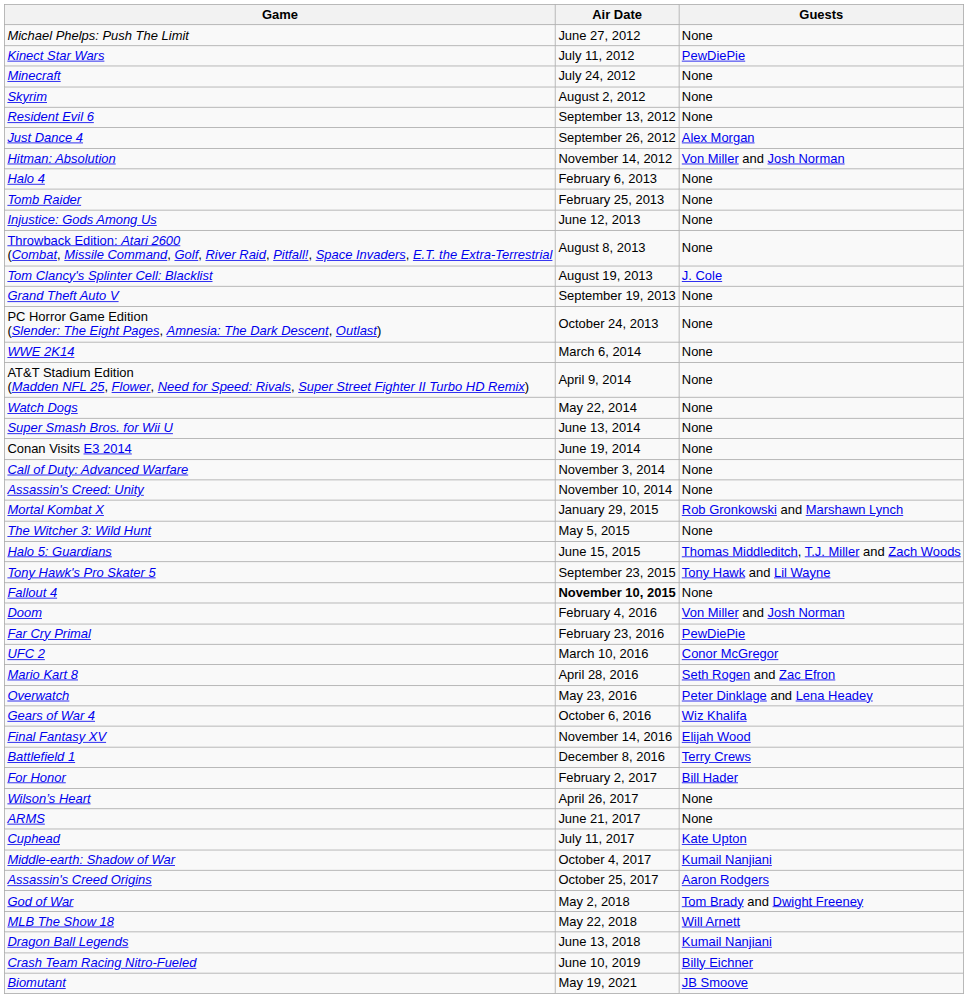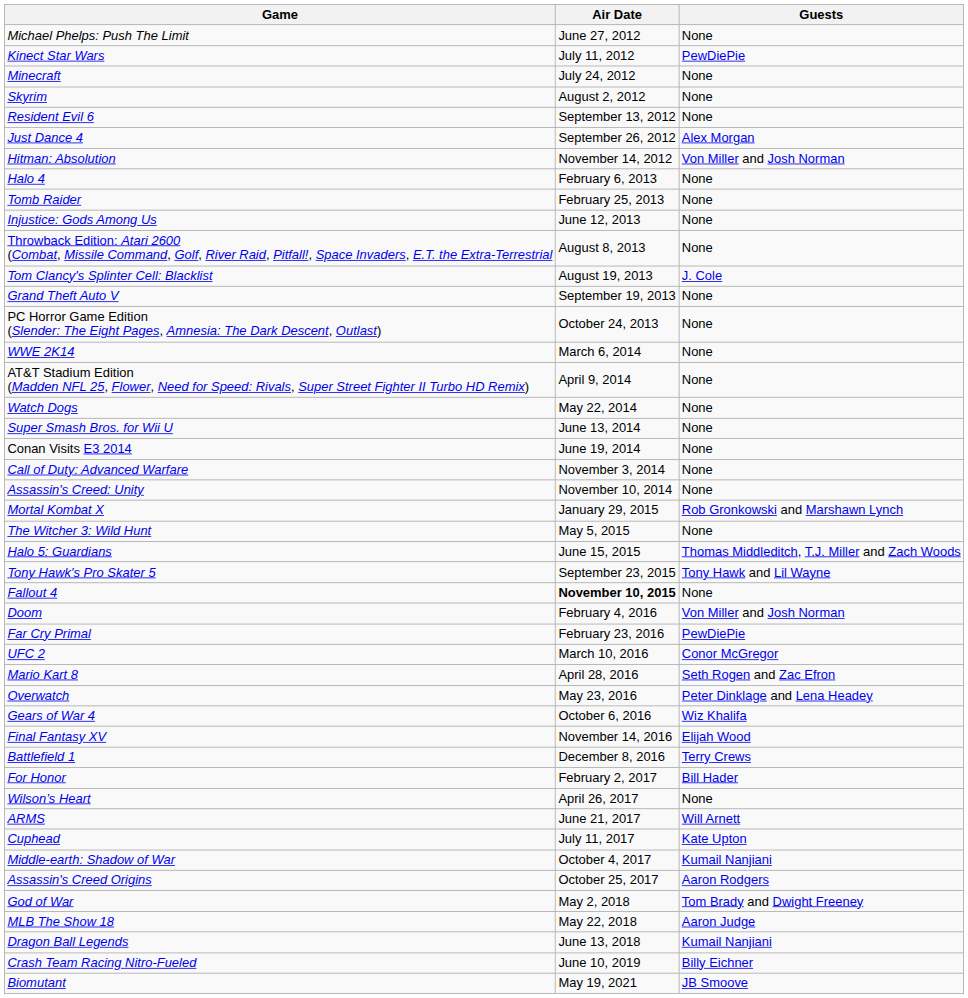(697, 819) None -> (711, 819) Will Arnett
(711, 921) Will Arnett -> (719, 921) Aaron Judge
